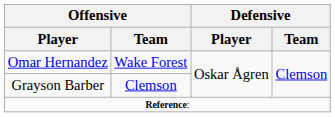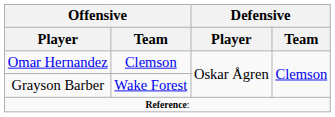(151, 62) Wake Forest -> (151, 62) Clemson
(151, 85) Clemson -> (151, 85) Wake Forest
